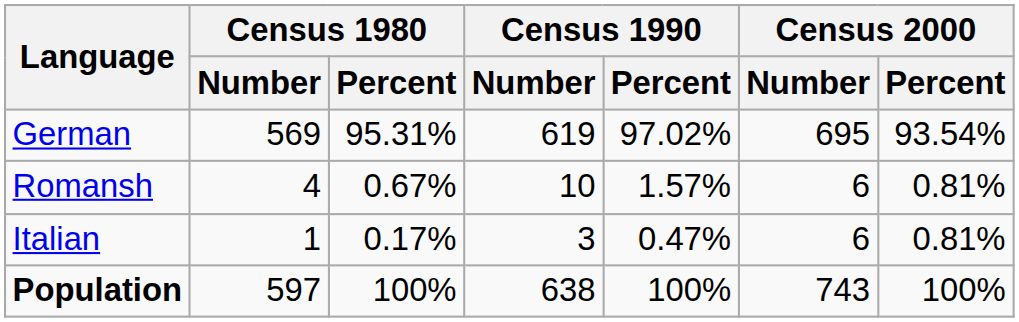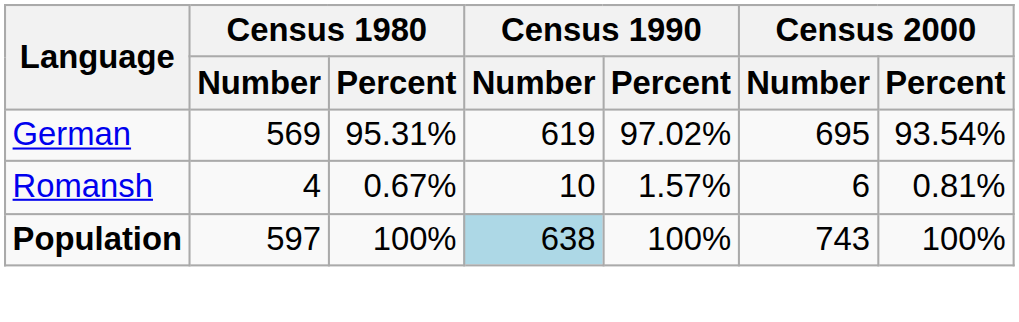- row: (56, 238)
(568, 290) no background -> (568, 238) lightblue background
